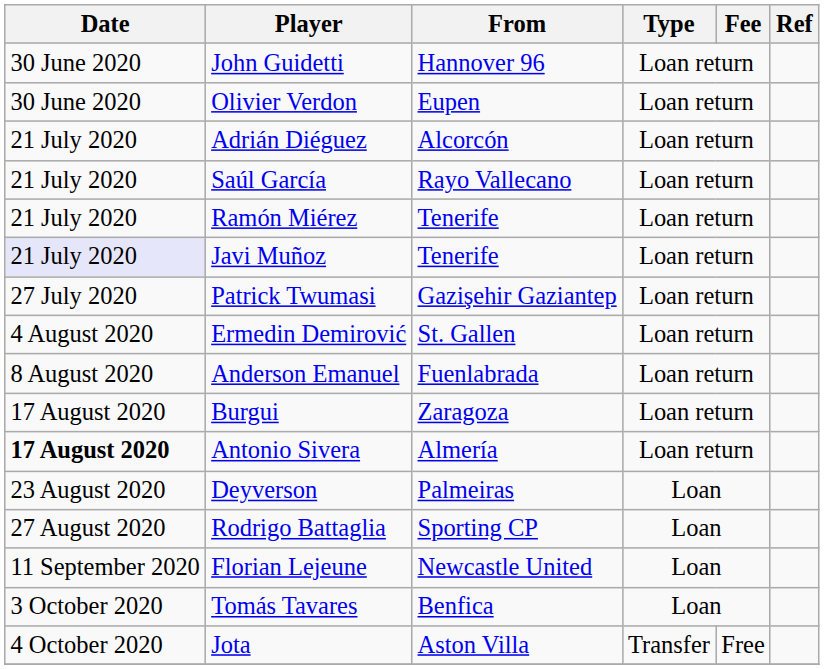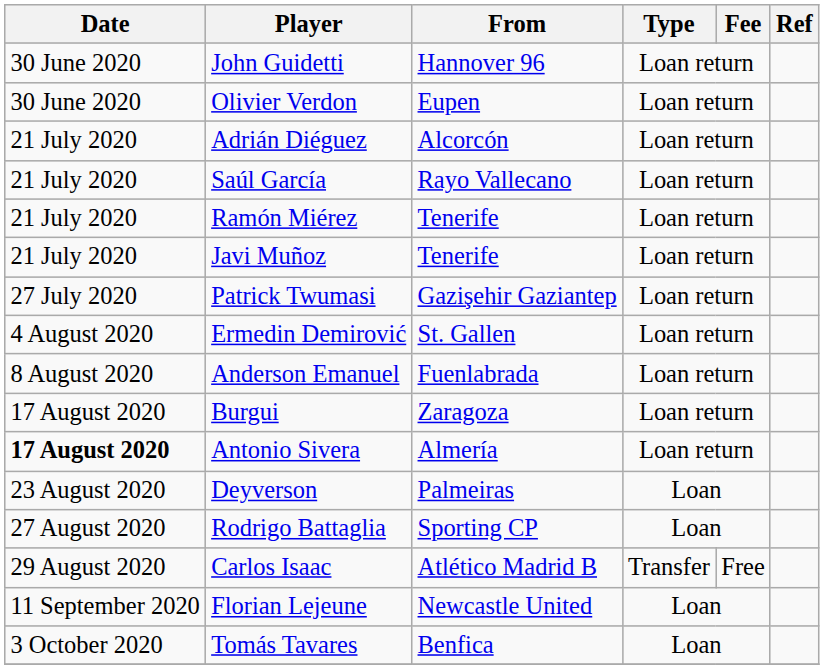(74, 256) lavender background -> (74, 256) no background
+ row: (271, 567)
- row: (231, 645)
